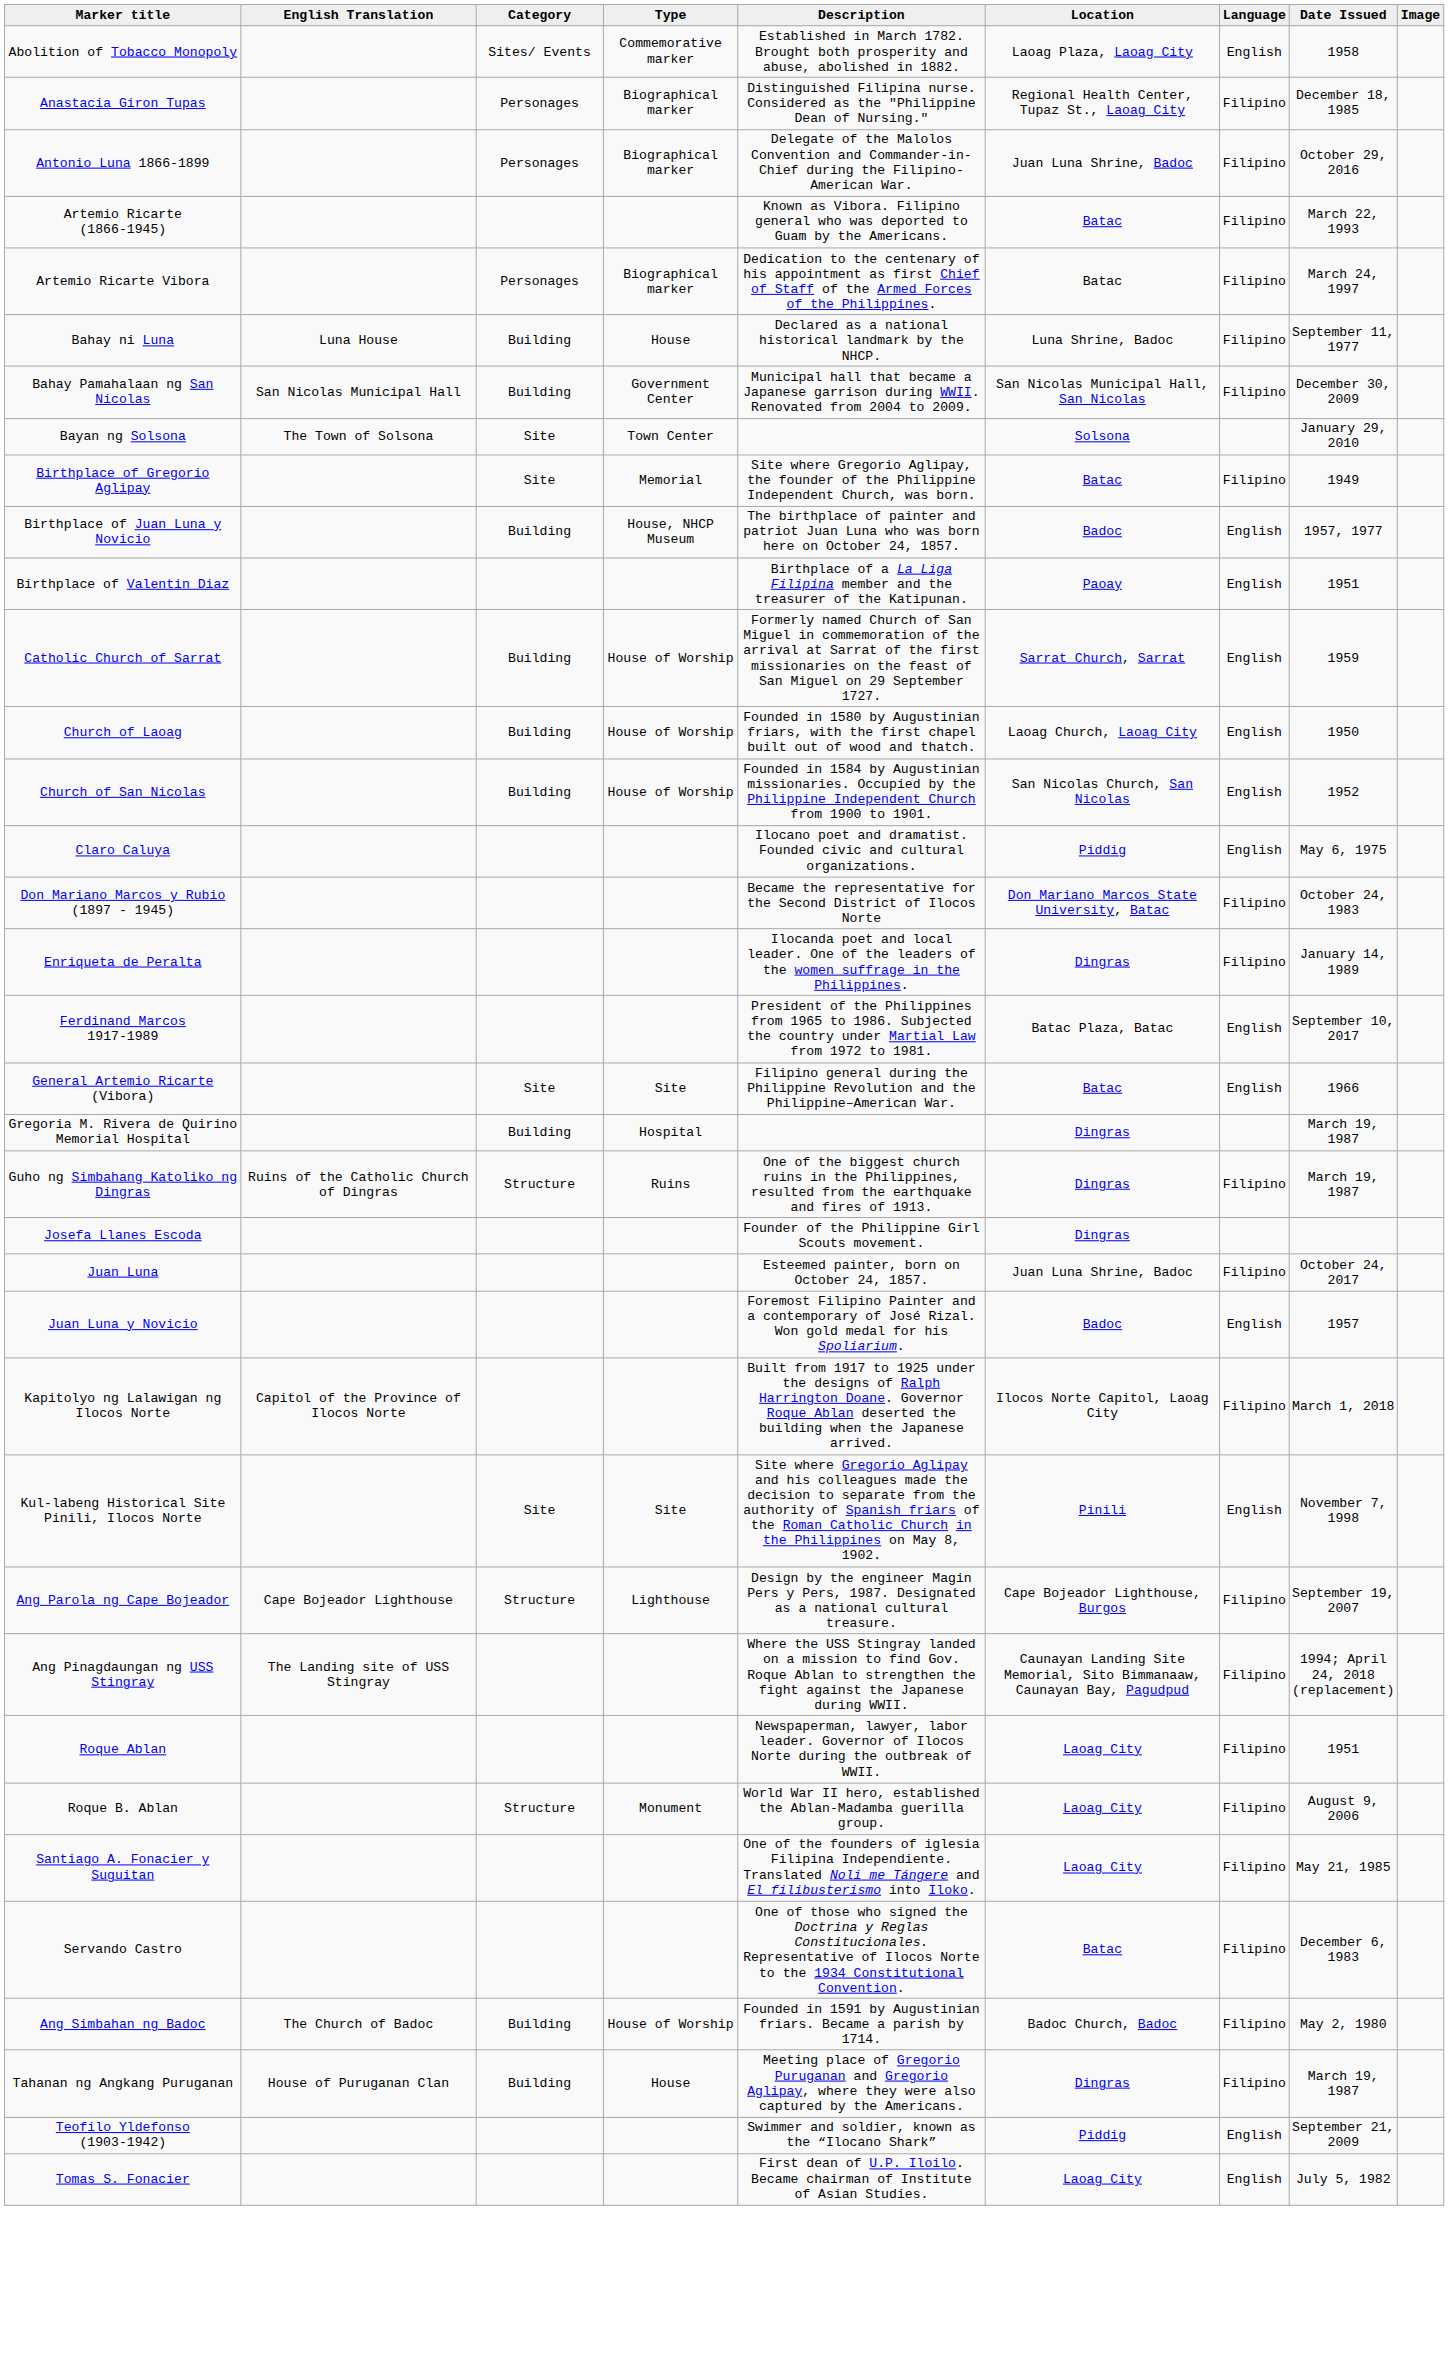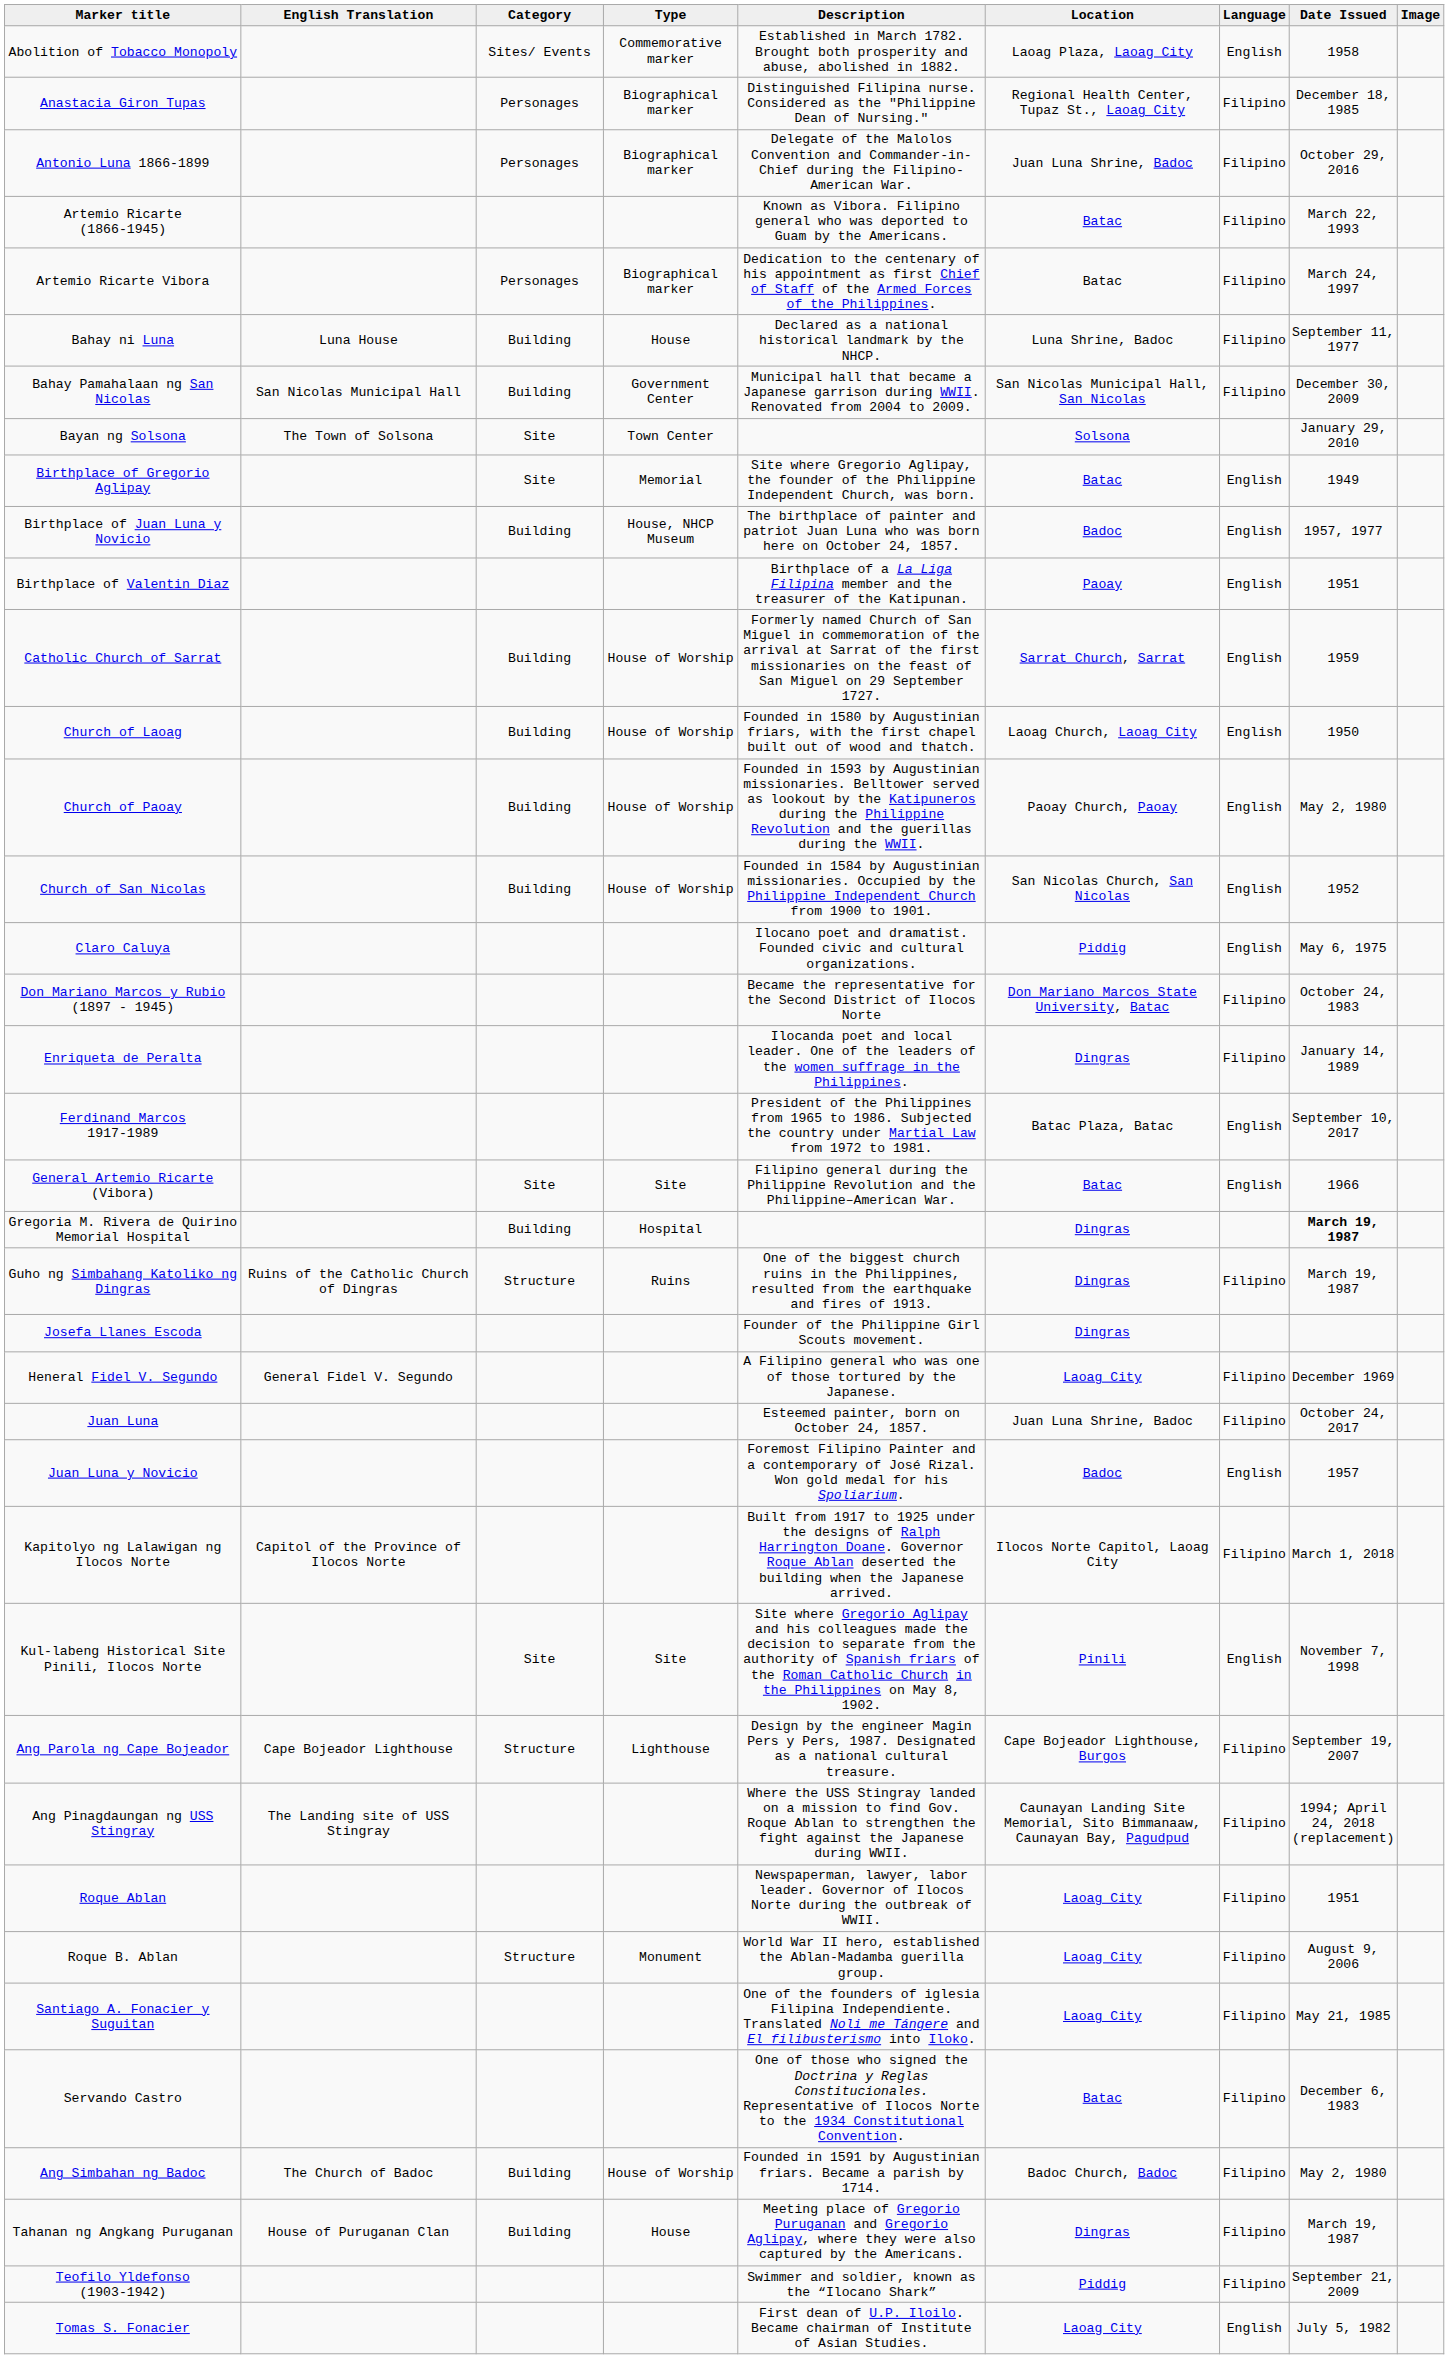(1254, 480) Filipino -> (1254, 480) English
+ row: (123, 807)
(1343, 1133) normal -> (1343, 1230) bold
+ row: (123, 1377)
(1254, 2135) English -> (1254, 2284) Filipino
